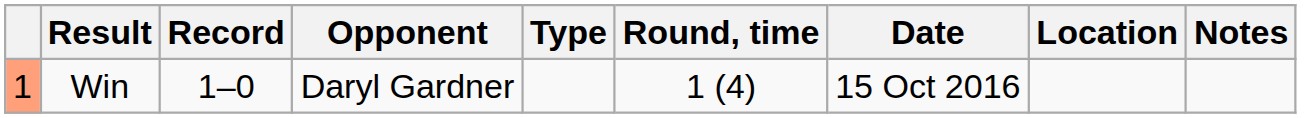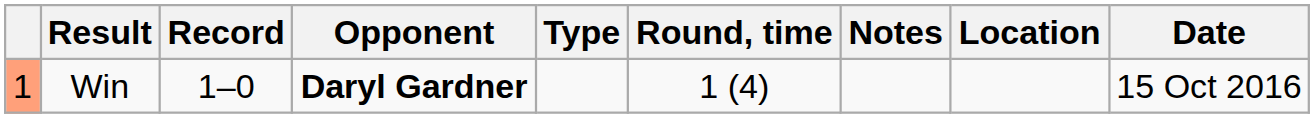columns swapped: (928, 32) <-> (1241, 32)
(407, 86) normal -> (414, 86) bold
